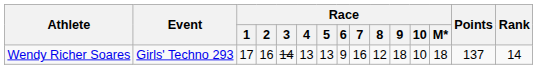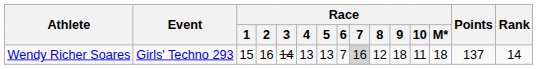(247, 55) 17 -> (247, 55) 15
(343, 55) 9 -> (343, 55) 7
(360, 55) no background -> (360, 55) lightgrey background
(420, 55) 10 -> (420, 55) 11
